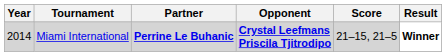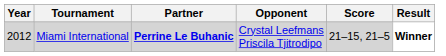(19, 37) 2014 -> (19, 37) 2012
(285, 37) bold -> (281, 37) normal
